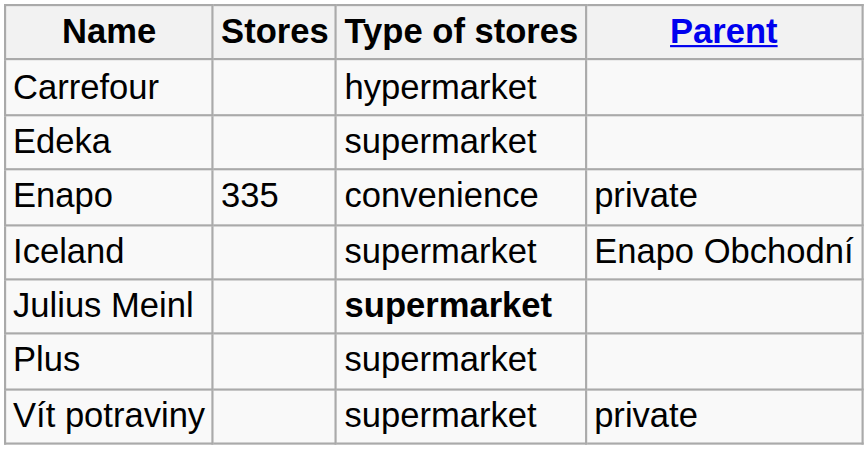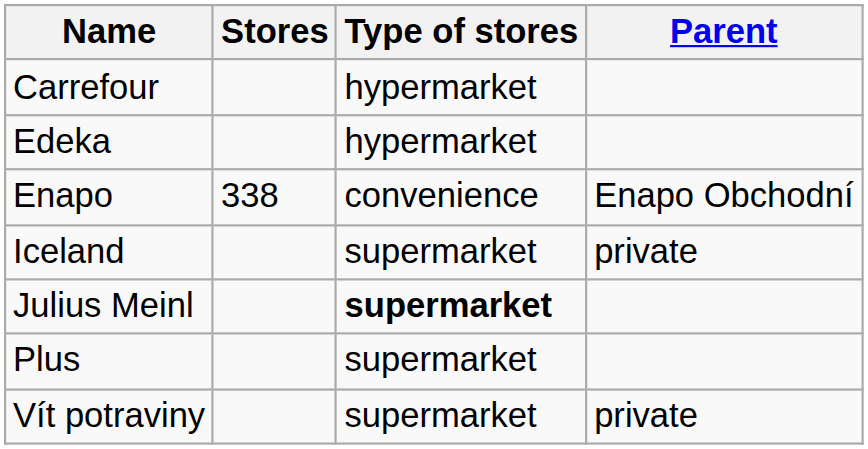(441, 141) supermarket -> (441, 141) hypermarket
(250, 196) 335 -> (250, 196) 338
(646, 196) private -> (724, 196) Enapo Obchodní
(724, 251) Enapo Obchodní -> (646, 251) private
